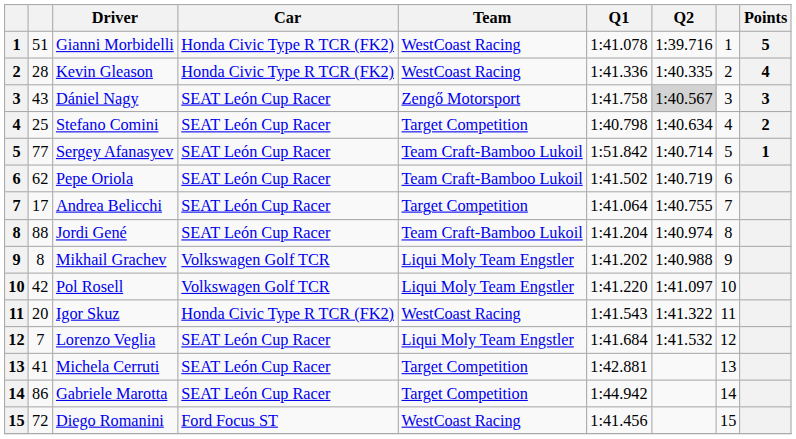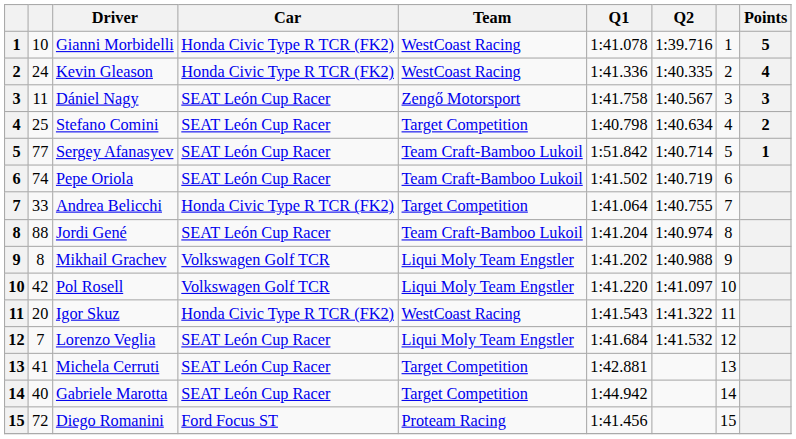(40, 44) 51 -> (40, 44) 10
(40, 71) 28 -> (40, 71) 24
(40, 98) 43 -> (40, 98) 11
(684, 98) lightgrey background -> (684, 98) no background
(40, 178) 62 -> (40, 178) 74
(40, 205) 17 -> (40, 205) 33
(256, 205) SEAT León Cup Racer -> (288, 205) Honda Civic Type R TCR (FK2)
(40, 393) 86 -> (40, 393) 40
(461, 420) WestCoast Racing -> (454, 420) Proteam Racing
